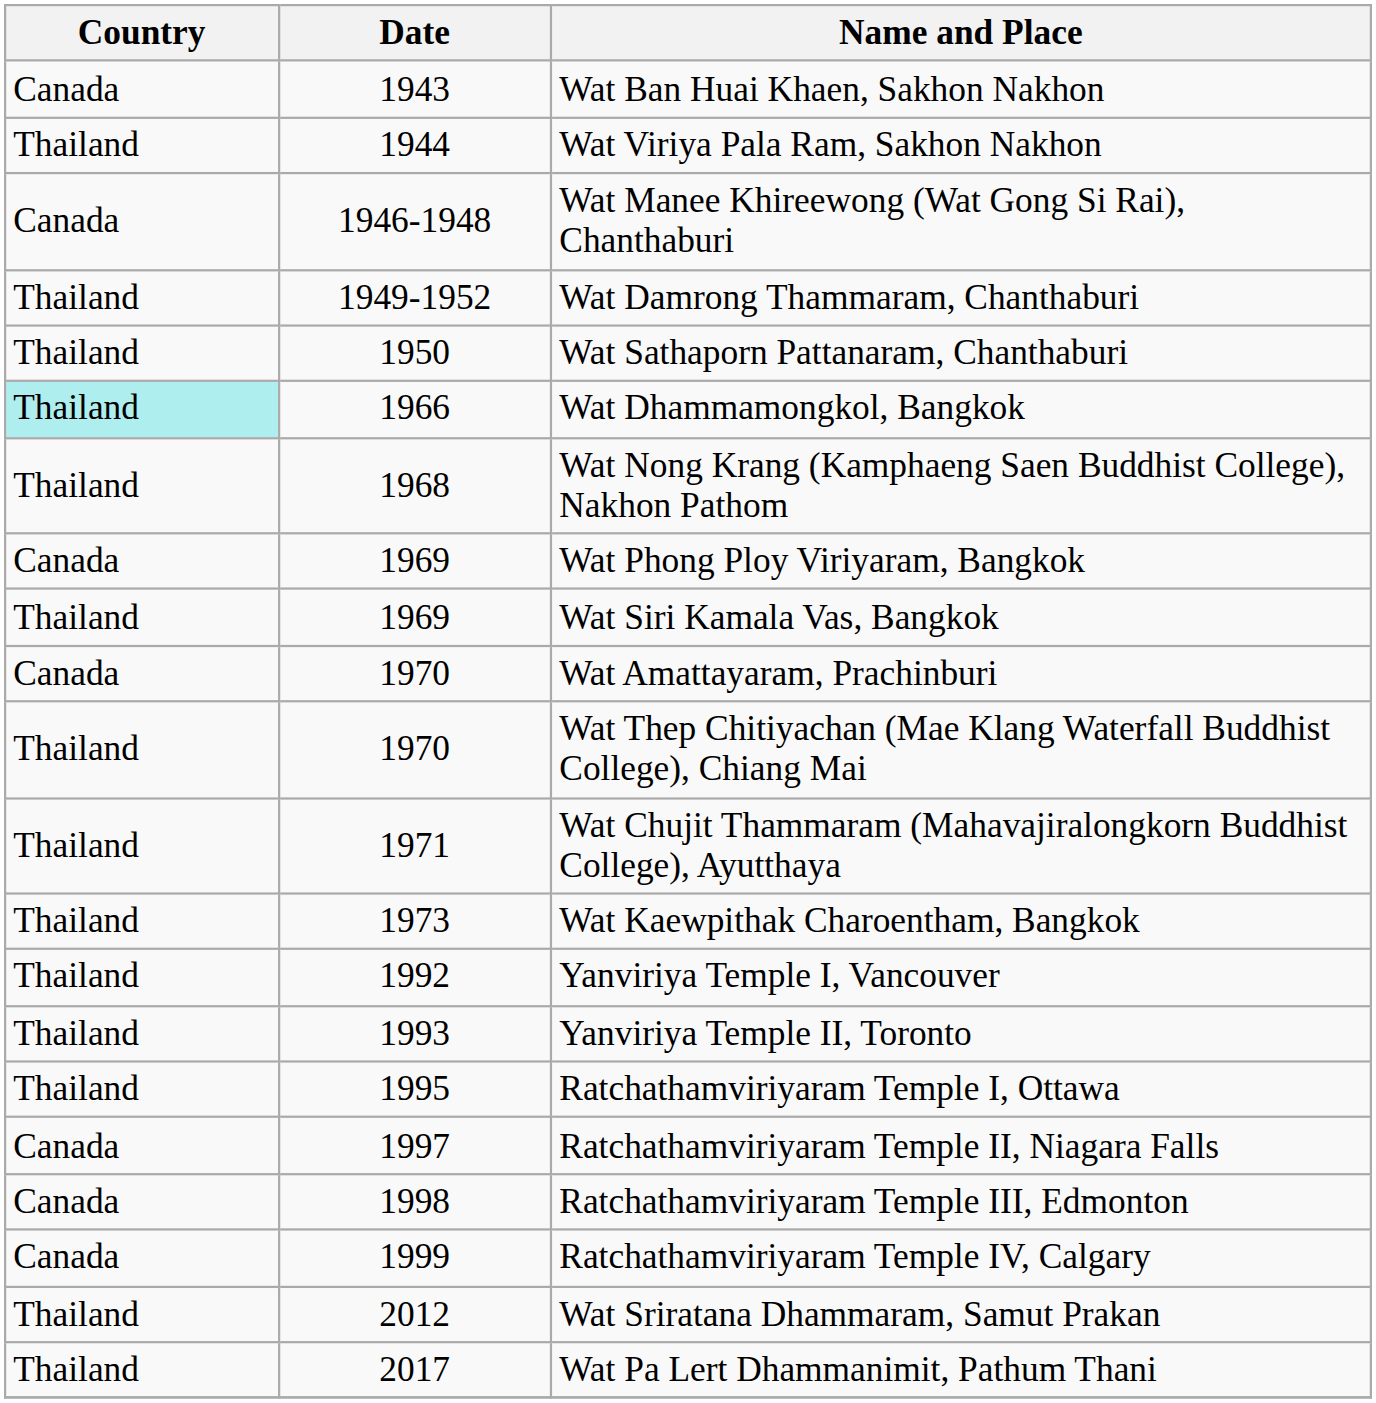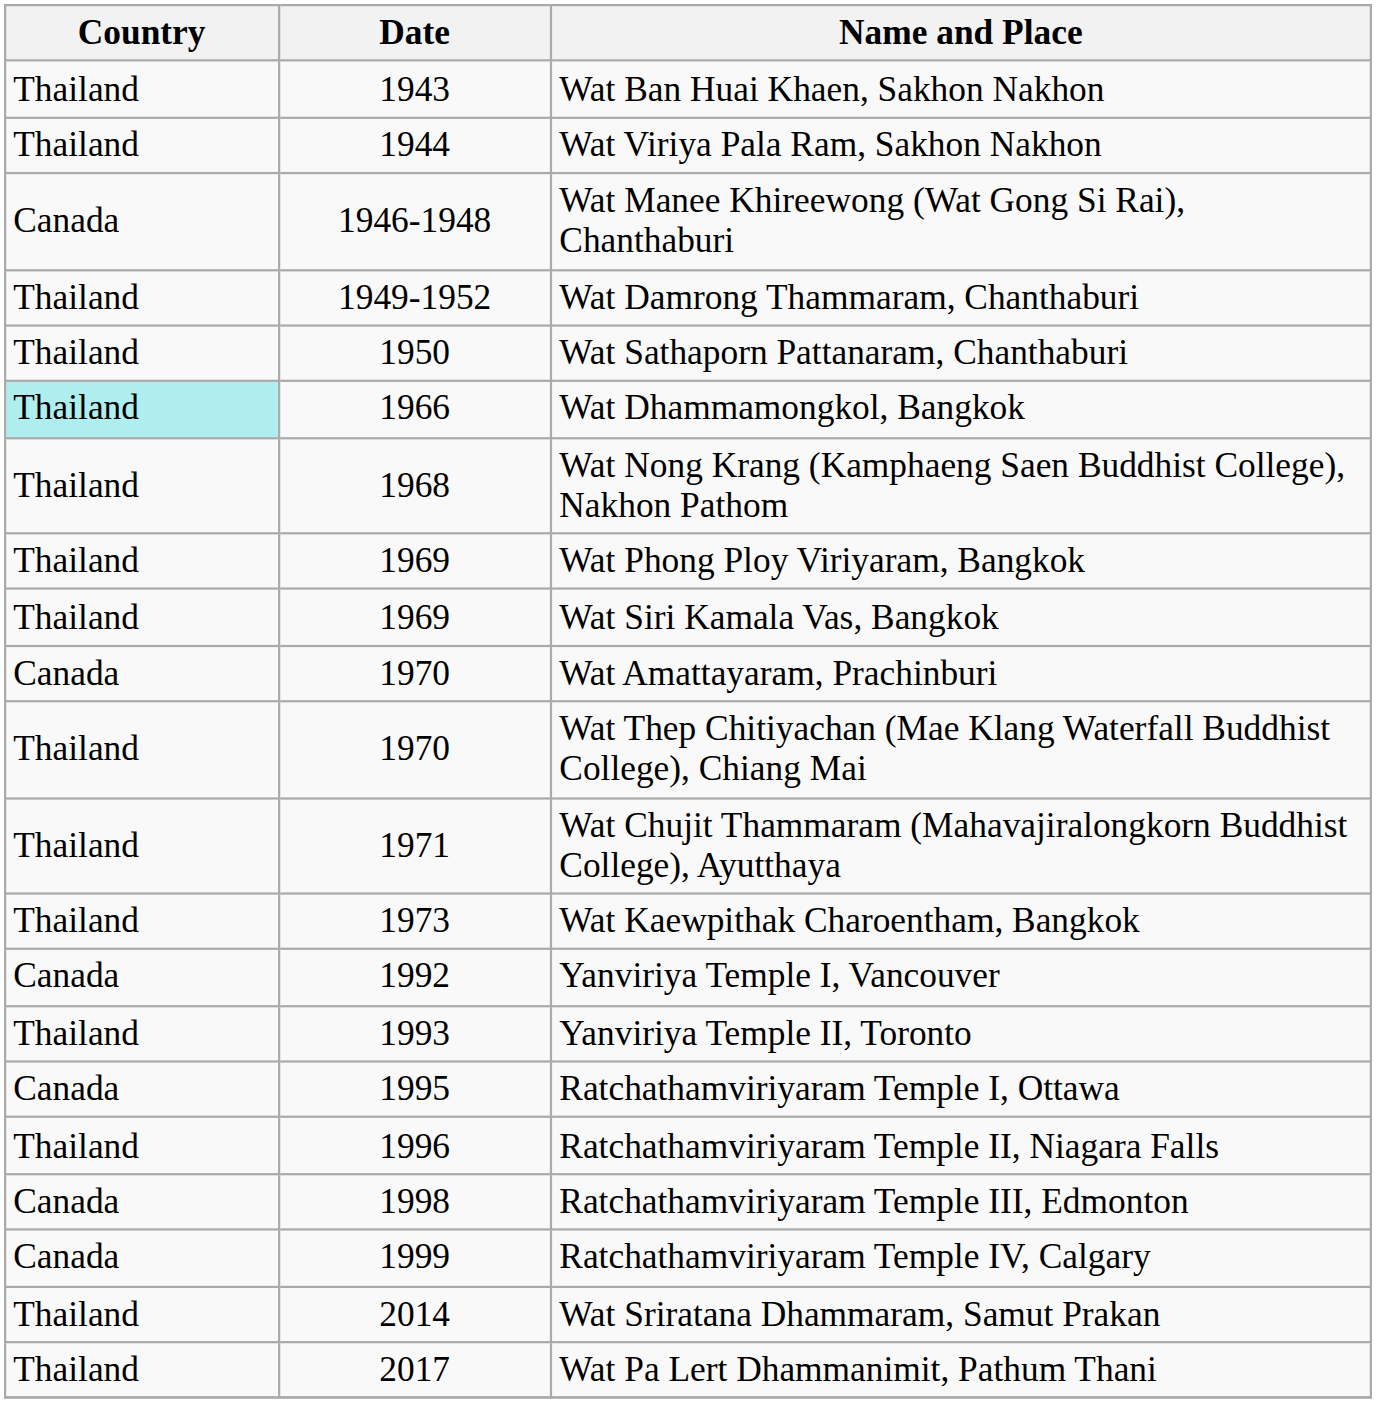(66, 88) Canada -> (76, 88) Thailand
(66, 560) Canada -> (76, 560) Thailand
(76, 976) Thailand -> (66, 976) Canada
(76, 1088) Thailand -> (66, 1088) Canada
(66, 1144) Canada -> (76, 1144) Thailand
(415, 1144) 1997 -> (415, 1144) 1996
(415, 1313) 2012 -> (415, 1313) 2014
